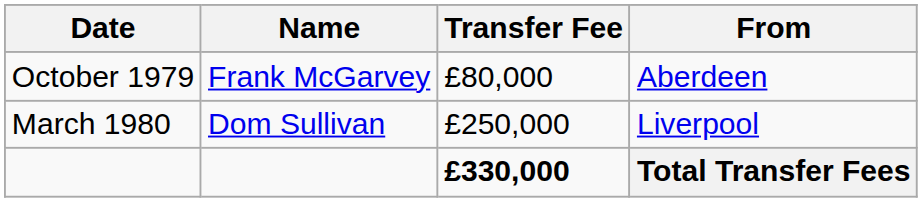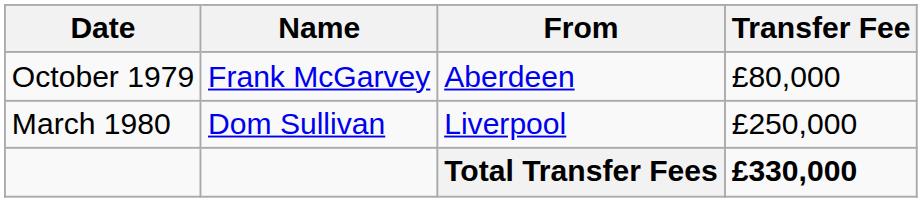columns swapped: (774, 28) <-> (534, 28)
